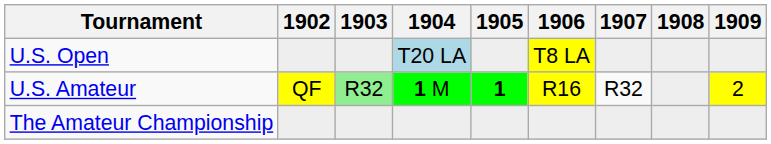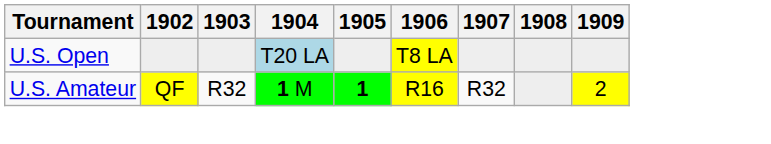(364, 89) lightgreen background -> (227, 89) no background
- row: (141, 123)
